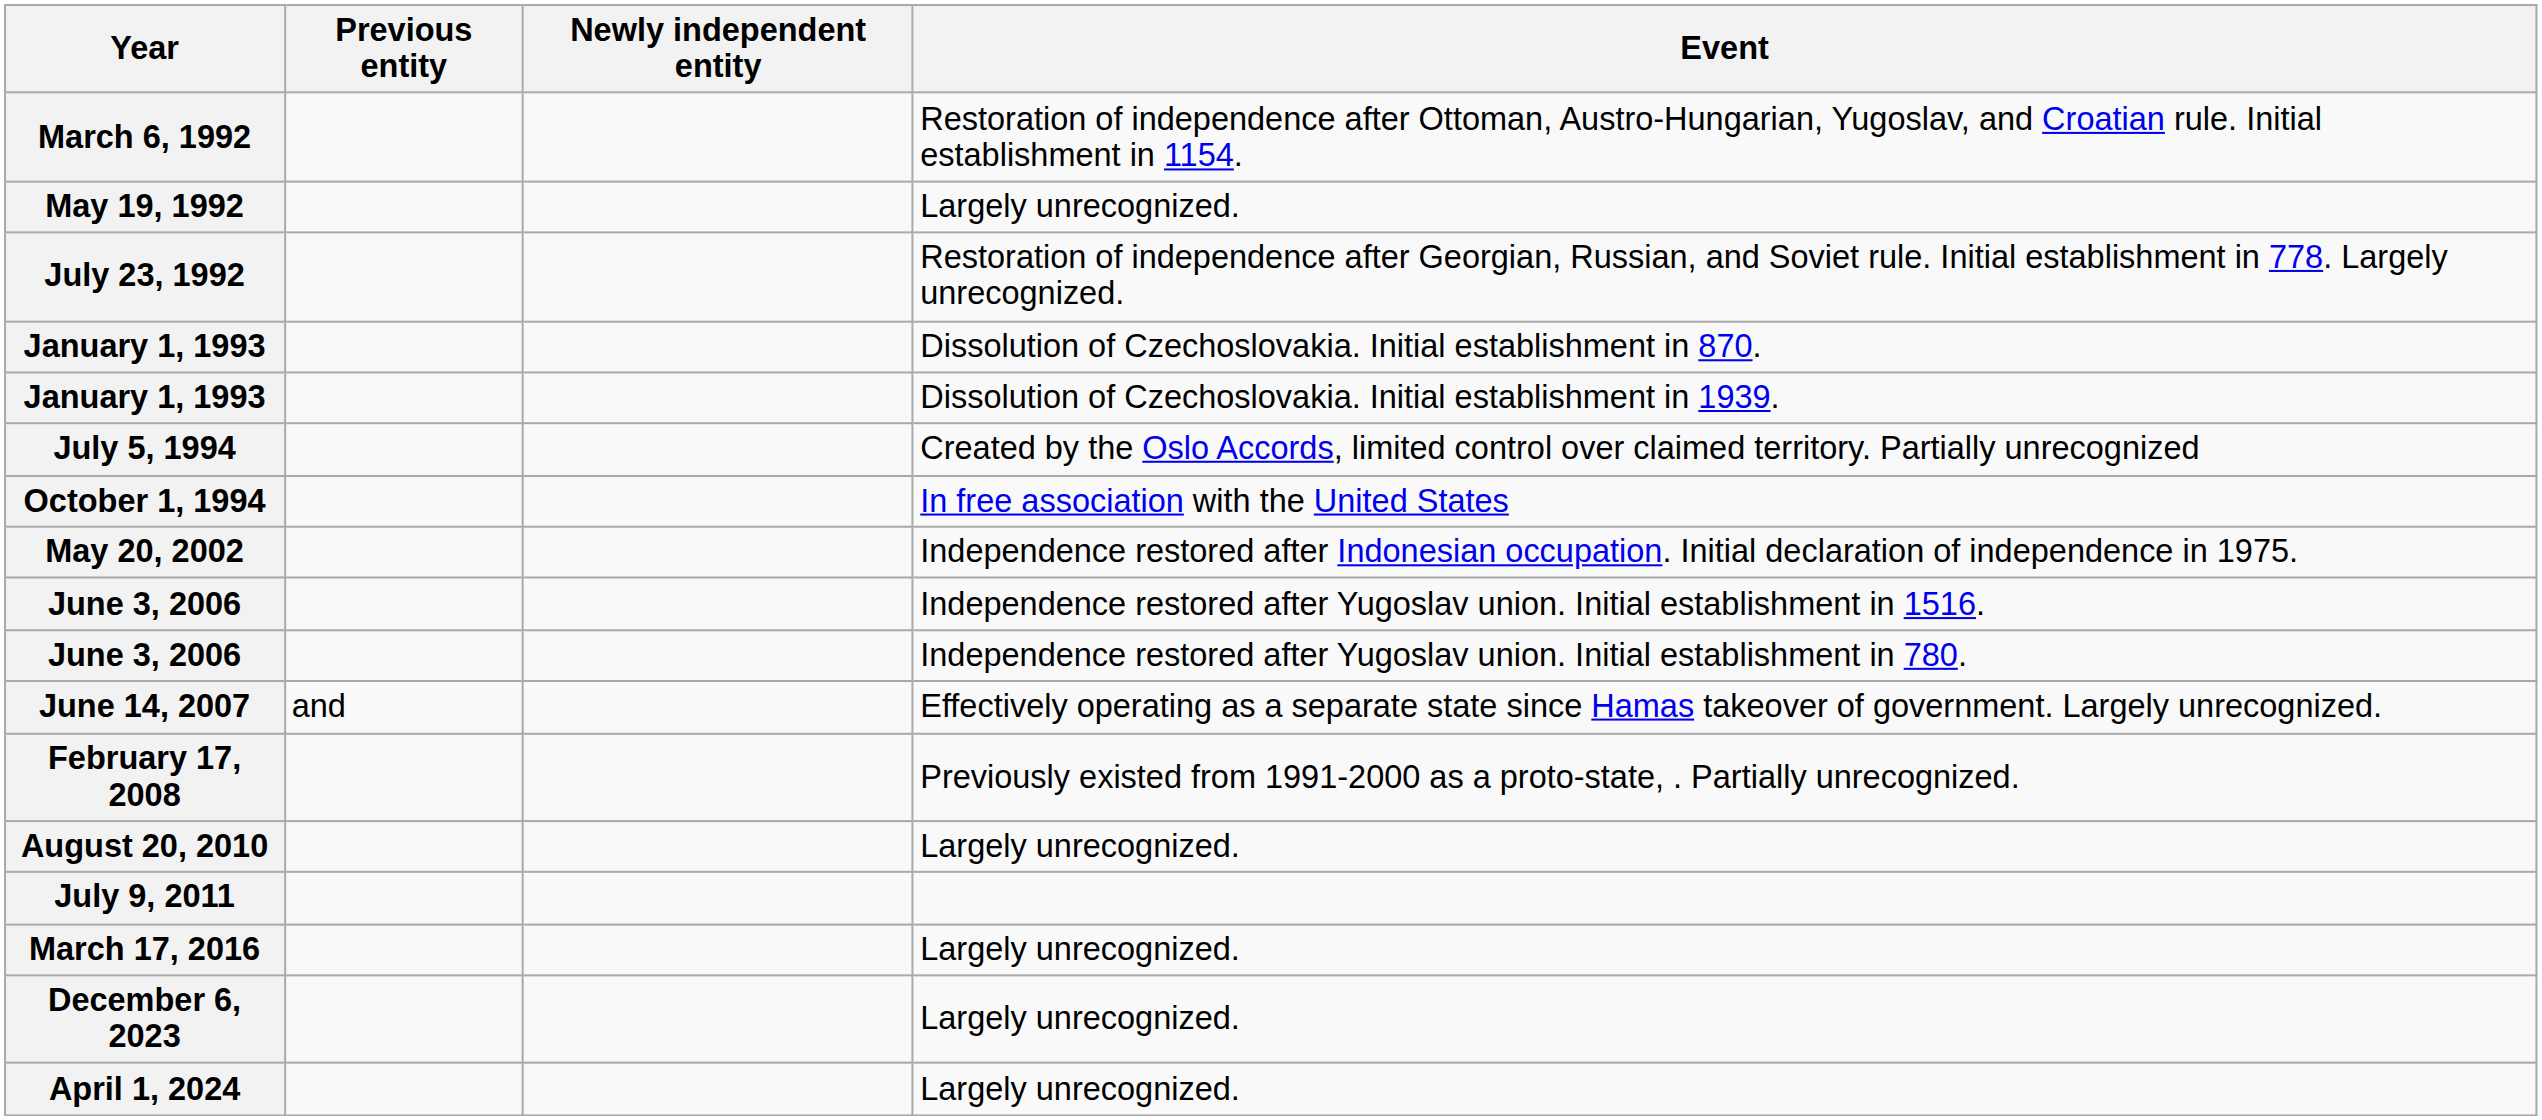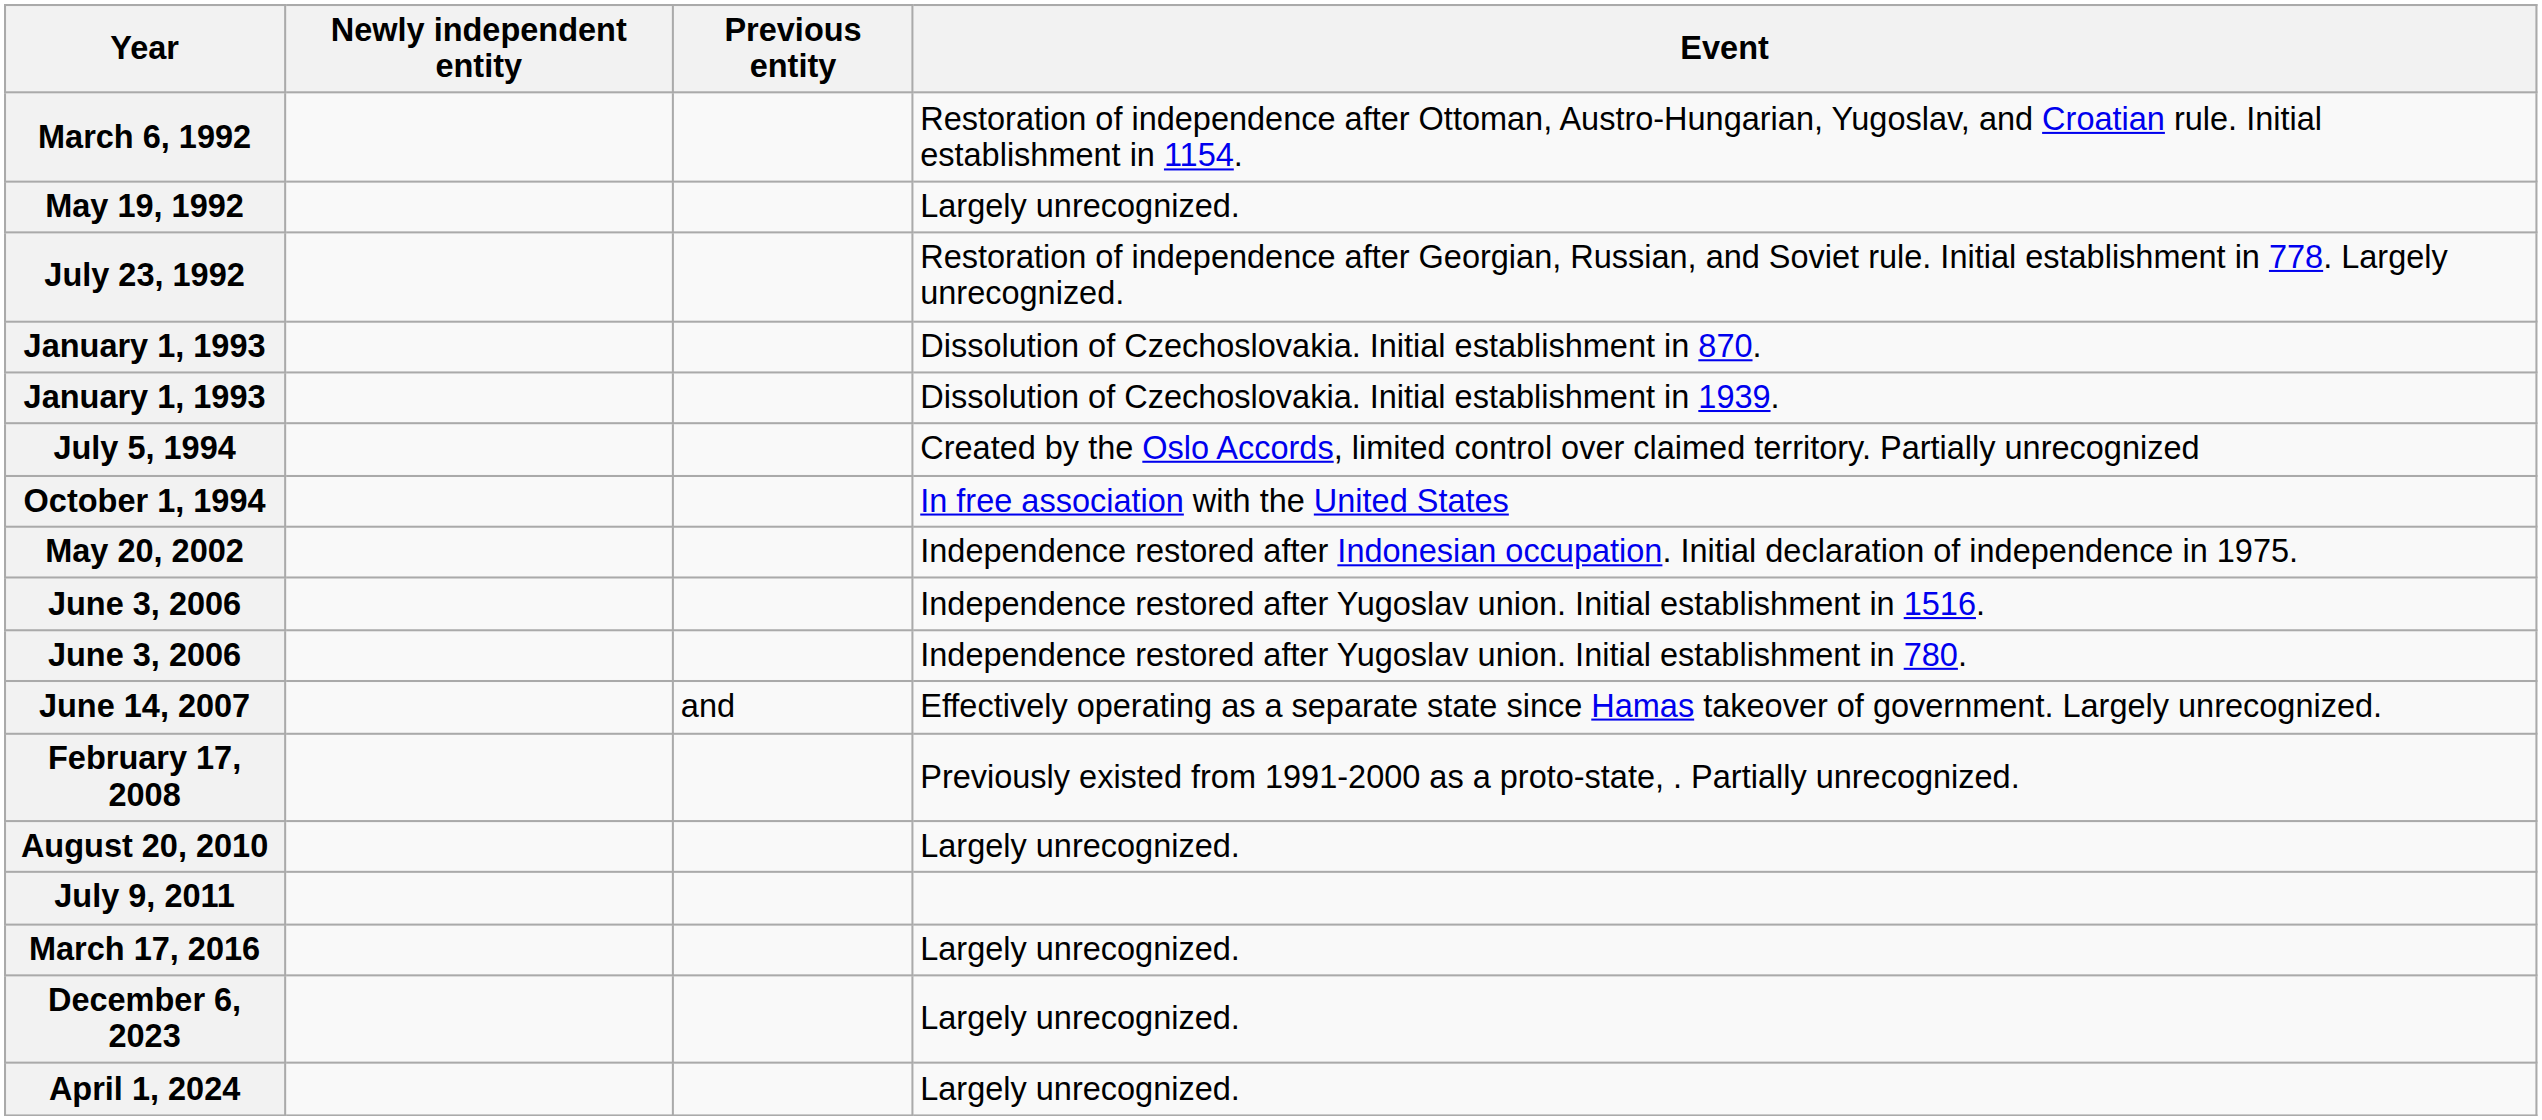columns swapped: (404, 48) <-> (718, 48)
